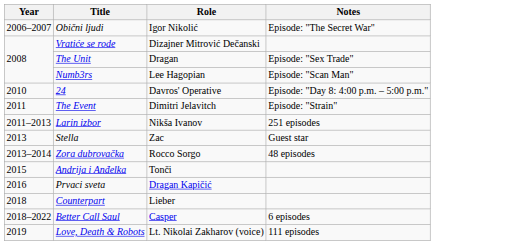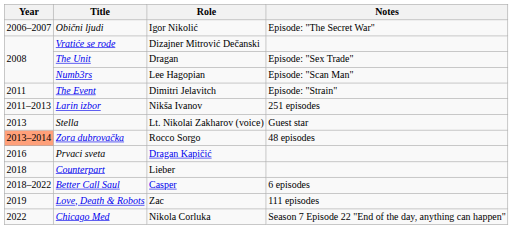- row: (61, 91)
(157, 138) Zac -> (206, 122) Lt. Nikolai Zakharov (voice)
(29, 153) no background -> (29, 138) lightsalmon background
- row: (91, 169)
(206, 232) Lt. Nikolai Zakharov (voice) -> (157, 201) Zac
+ row: (83, 216)
